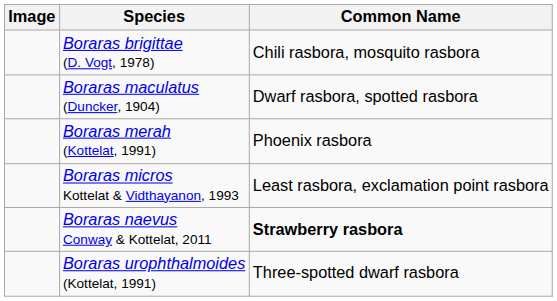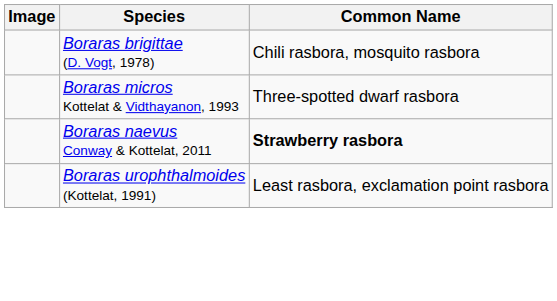- row: (131, 96)
- row: (117, 140)
(401, 185) Least rasbora, exclamation point rasbora -> (356, 96) Three-spotted dwarf rasbora
(356, 273) Three-spotted dwarf rasbora -> (401, 185) Least rasbora, exclamation point rasbora
